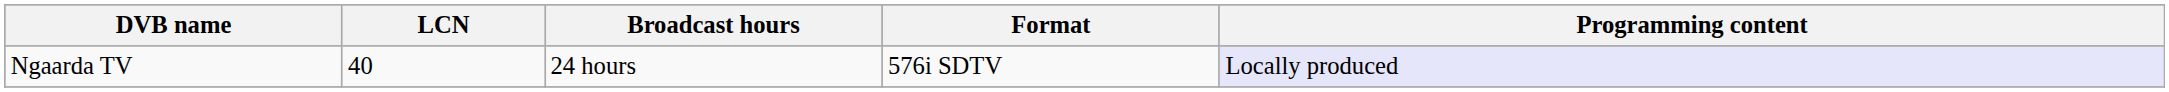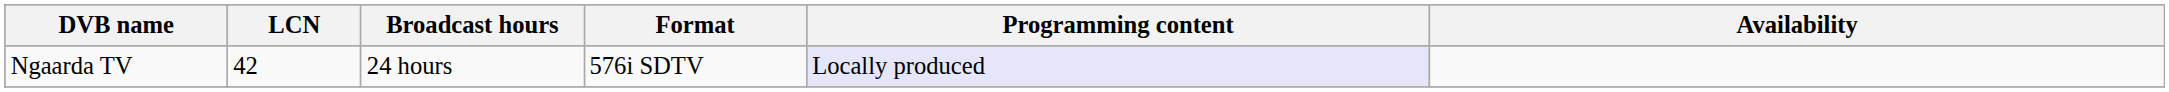+ column: (1797, 25)
(360, 65) 40 -> (246, 65) 42
